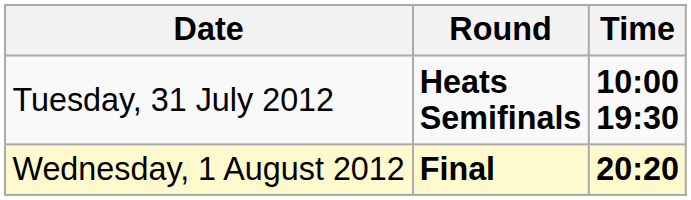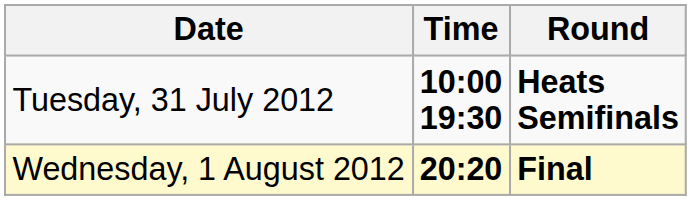columns swapped: (638, 30) <-> (501, 30)
